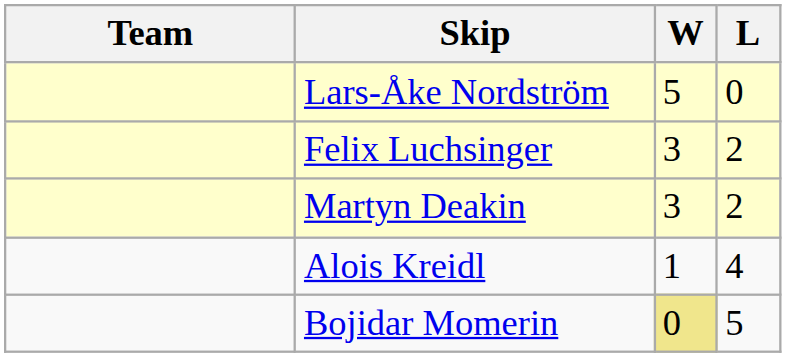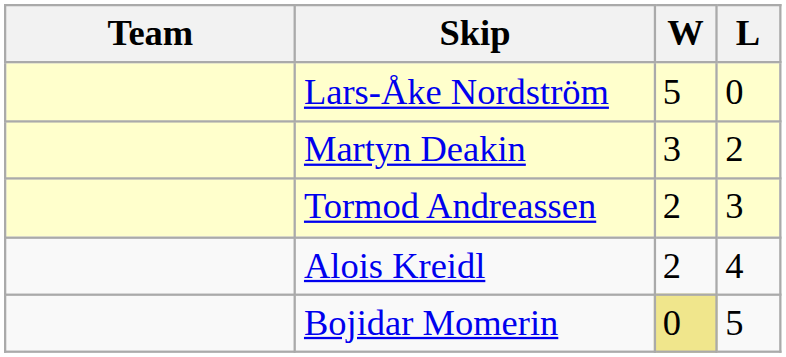- row: (428, 149)
+ row: (450, 206)
(672, 264) 1 -> (672, 264) 2
